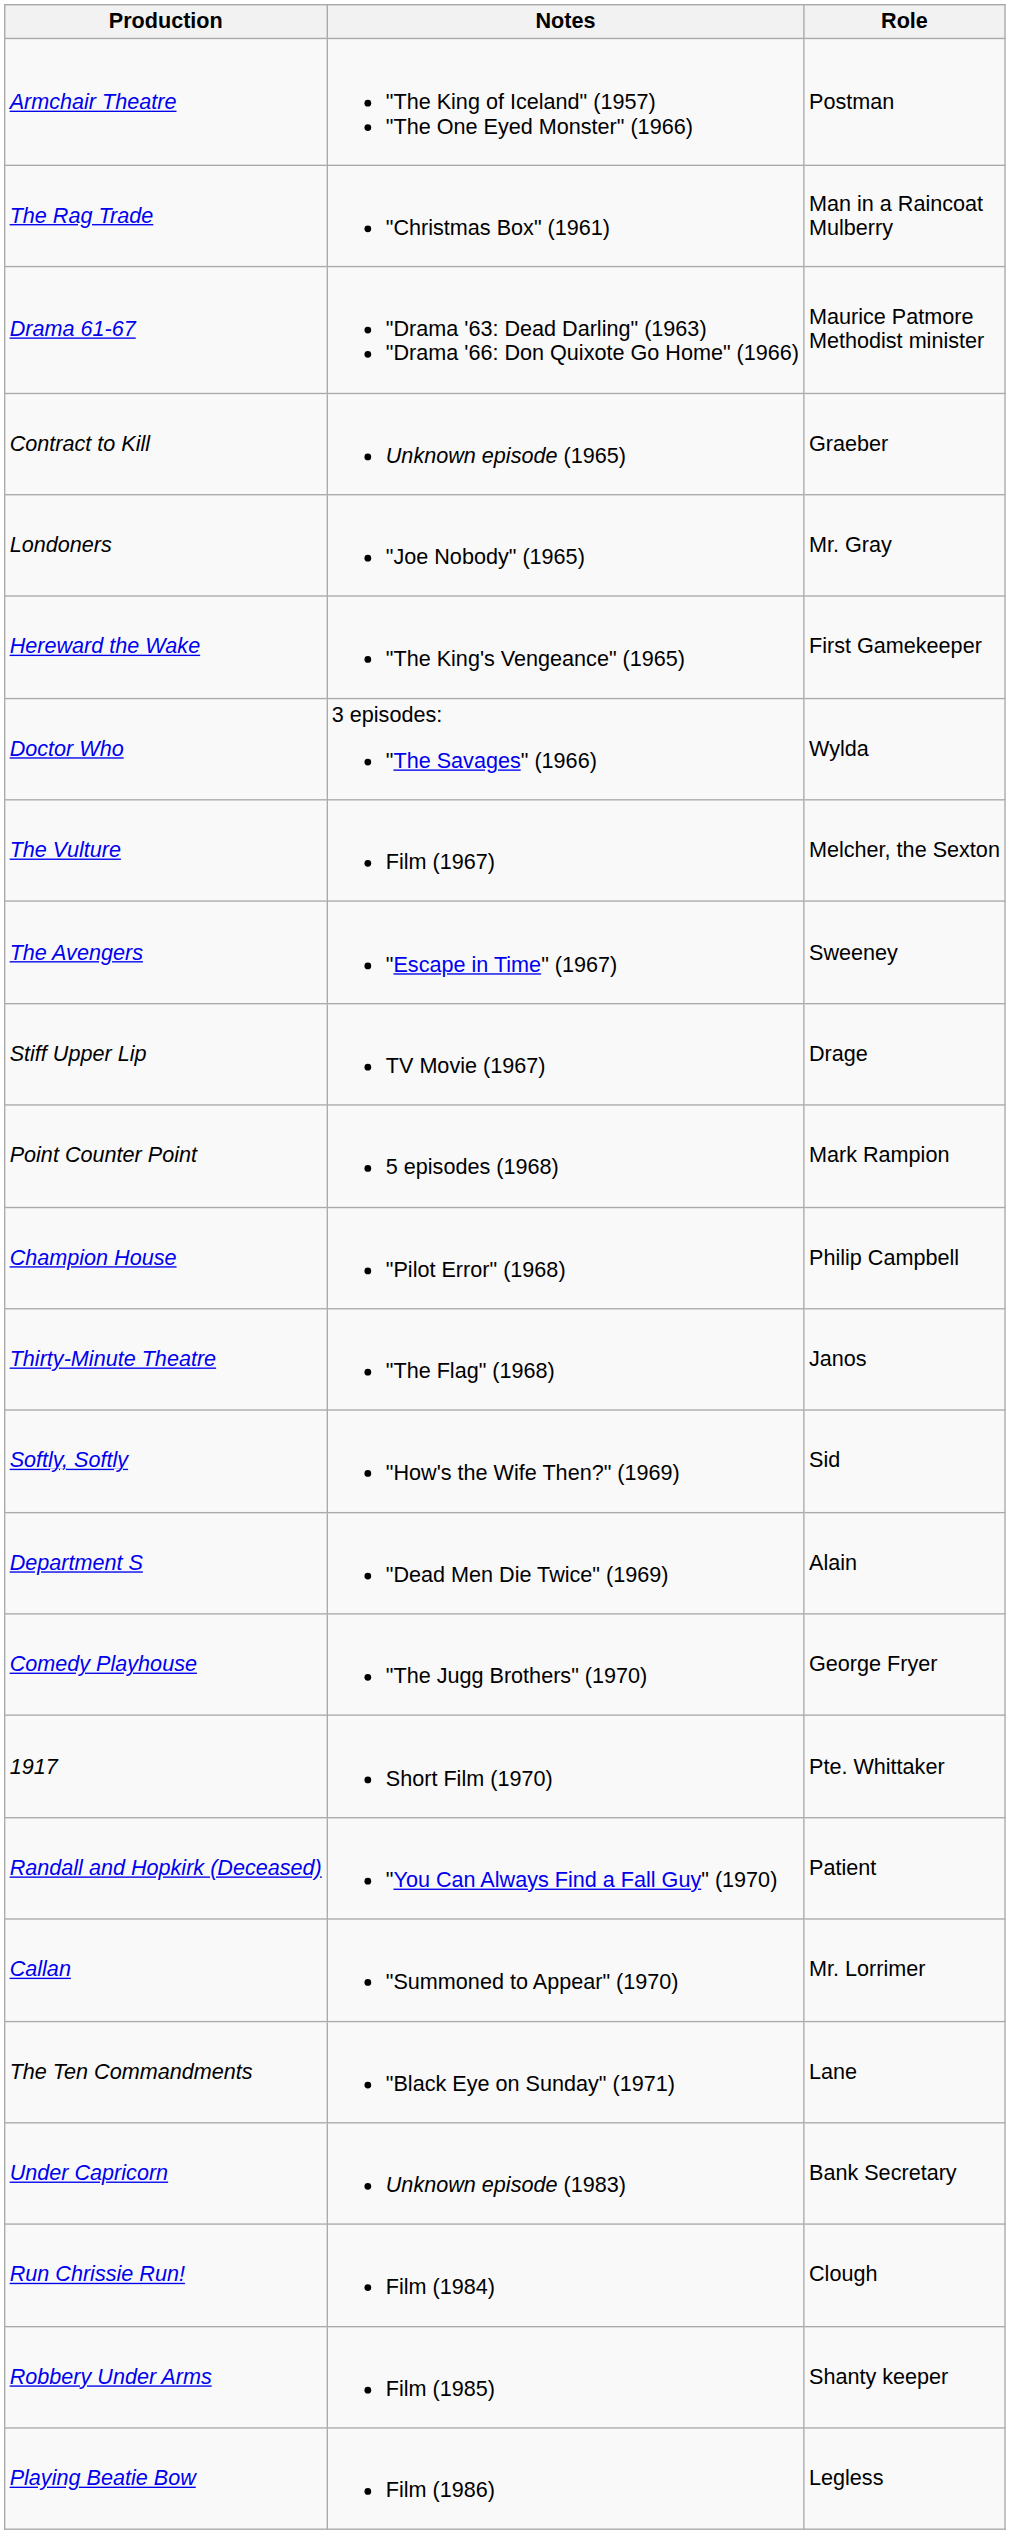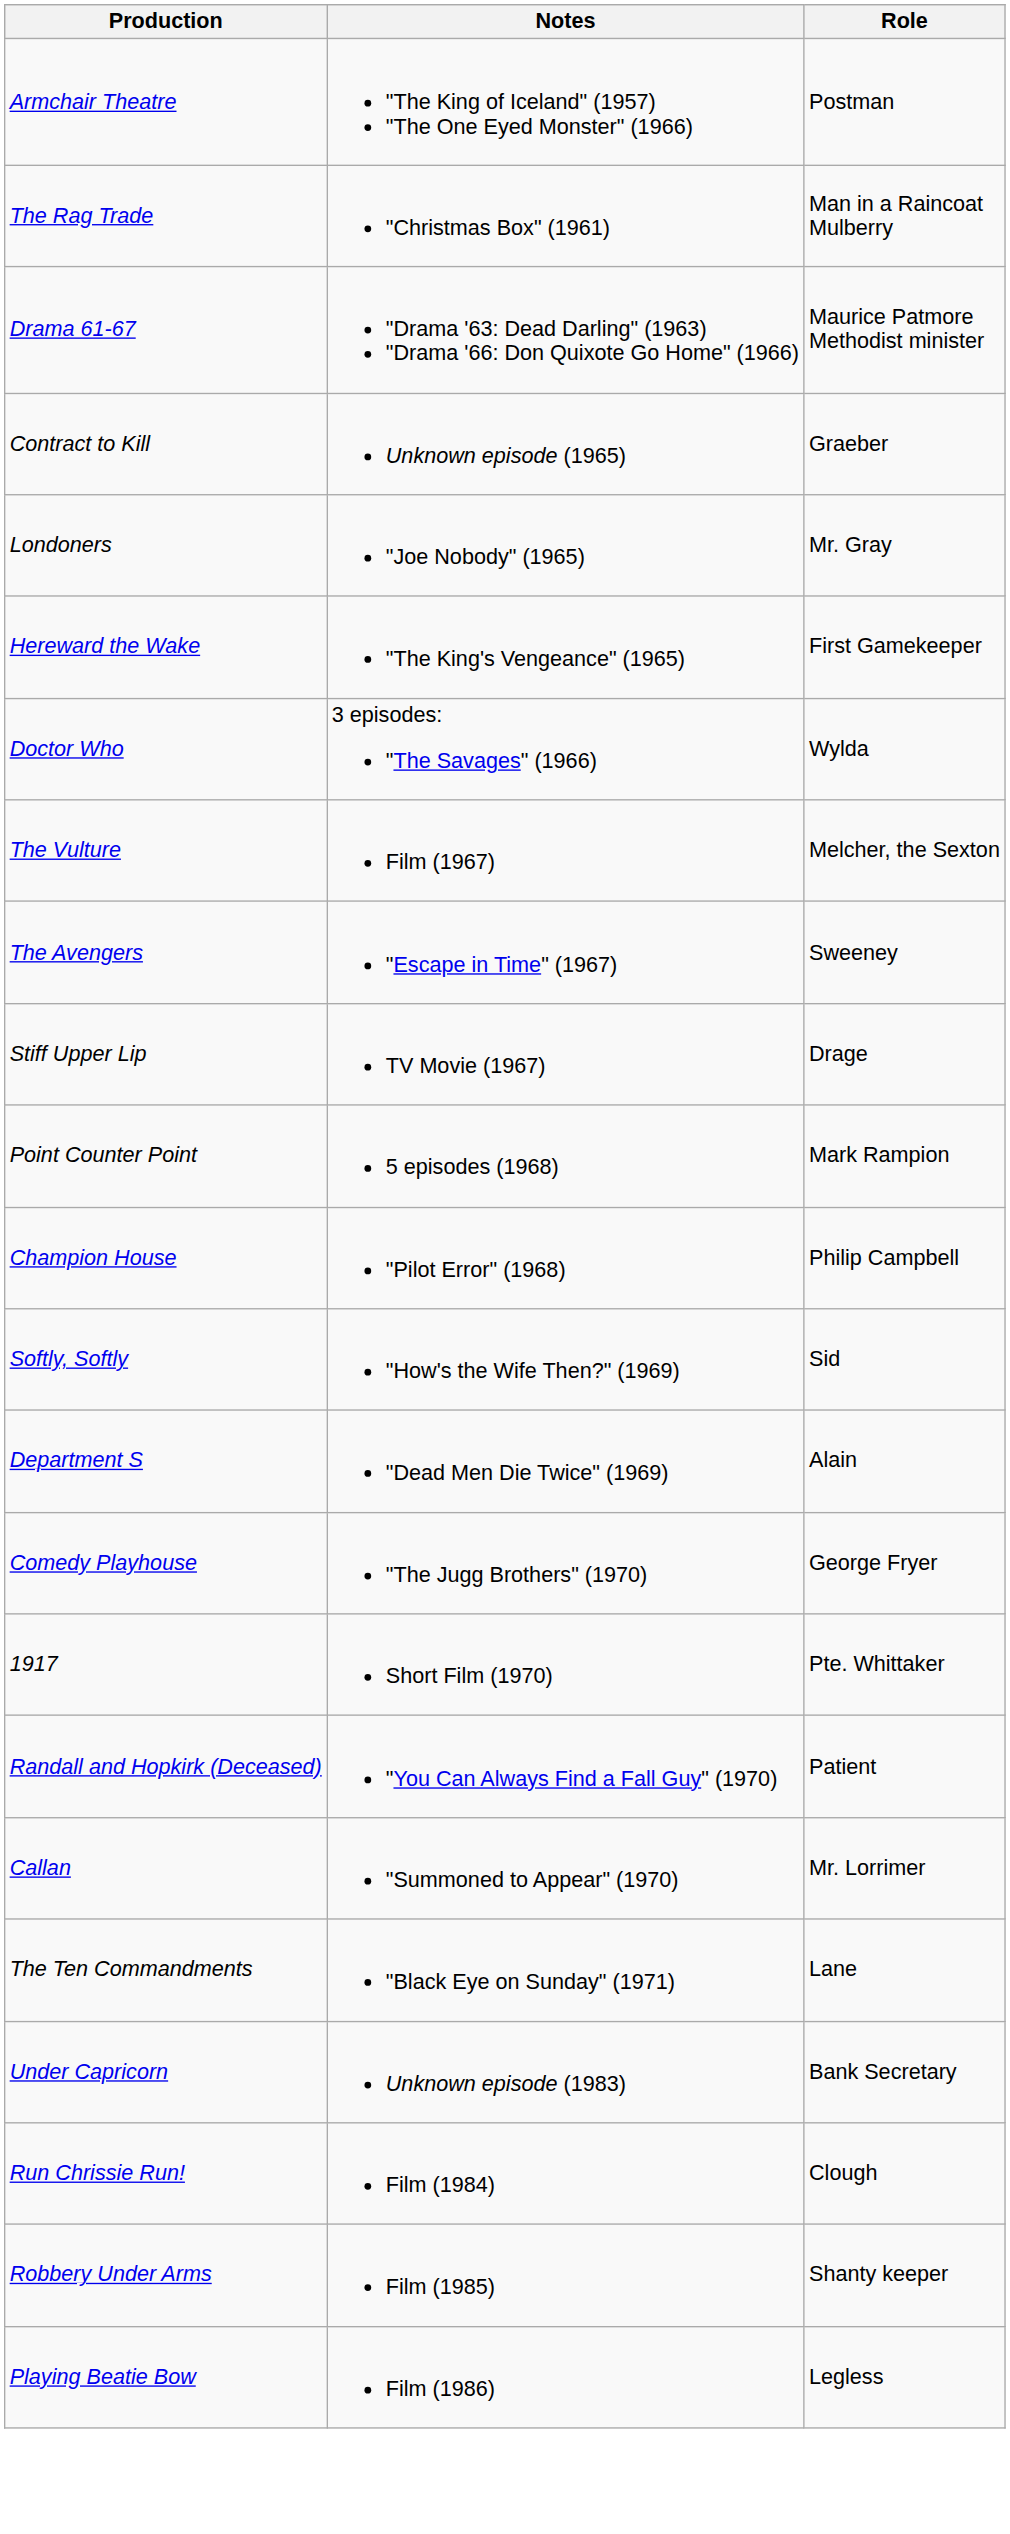- row: (113, 1359)
